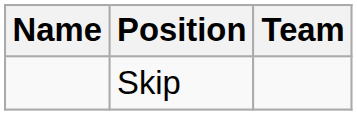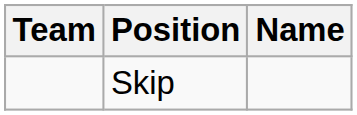columns swapped: (57, 30) <-> (303, 30)
